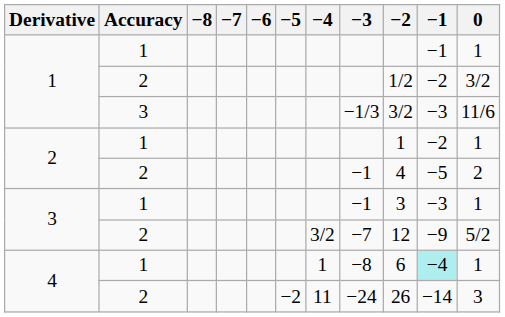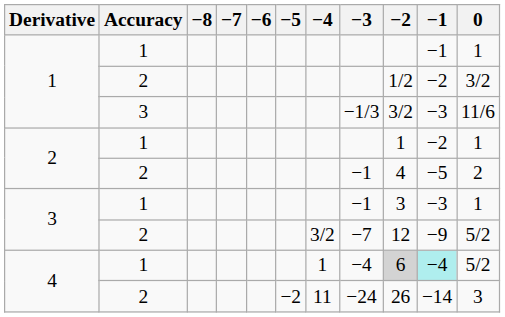(361, 265) −8 -> (361, 265) −4
(401, 265) no background -> (401, 265) lightgrey background
(478, 265) 1 -> (478, 265) 5/2
